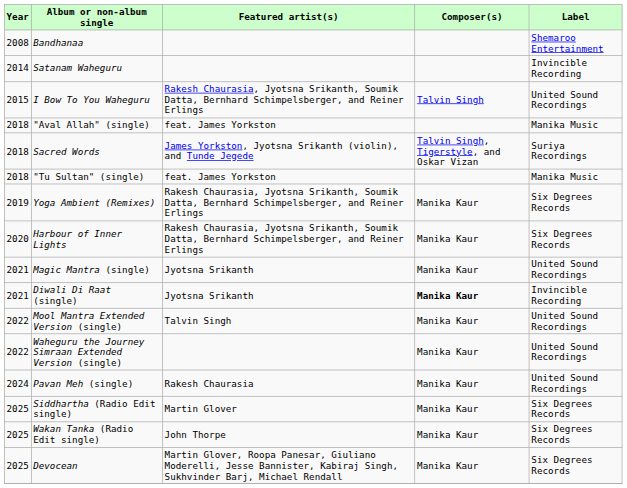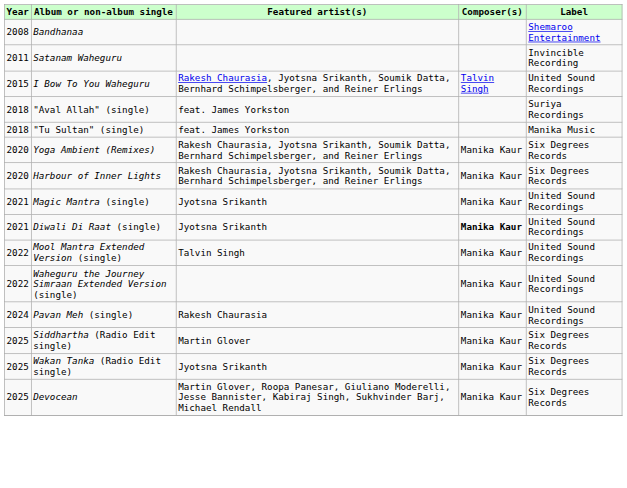(18, 69) 2014 -> (18, 58) 2011
(565, 125) Manika Music -> (556, 109) Suriya Recordings
- row: (67, 151)
(18, 202) 2019 -> (18, 150) 2020
(559, 295) Invincible Recording -> (562, 227) United Sound Recordings
(195, 435) John Thorpe -> (223, 366) Jyotsna Srikanth
